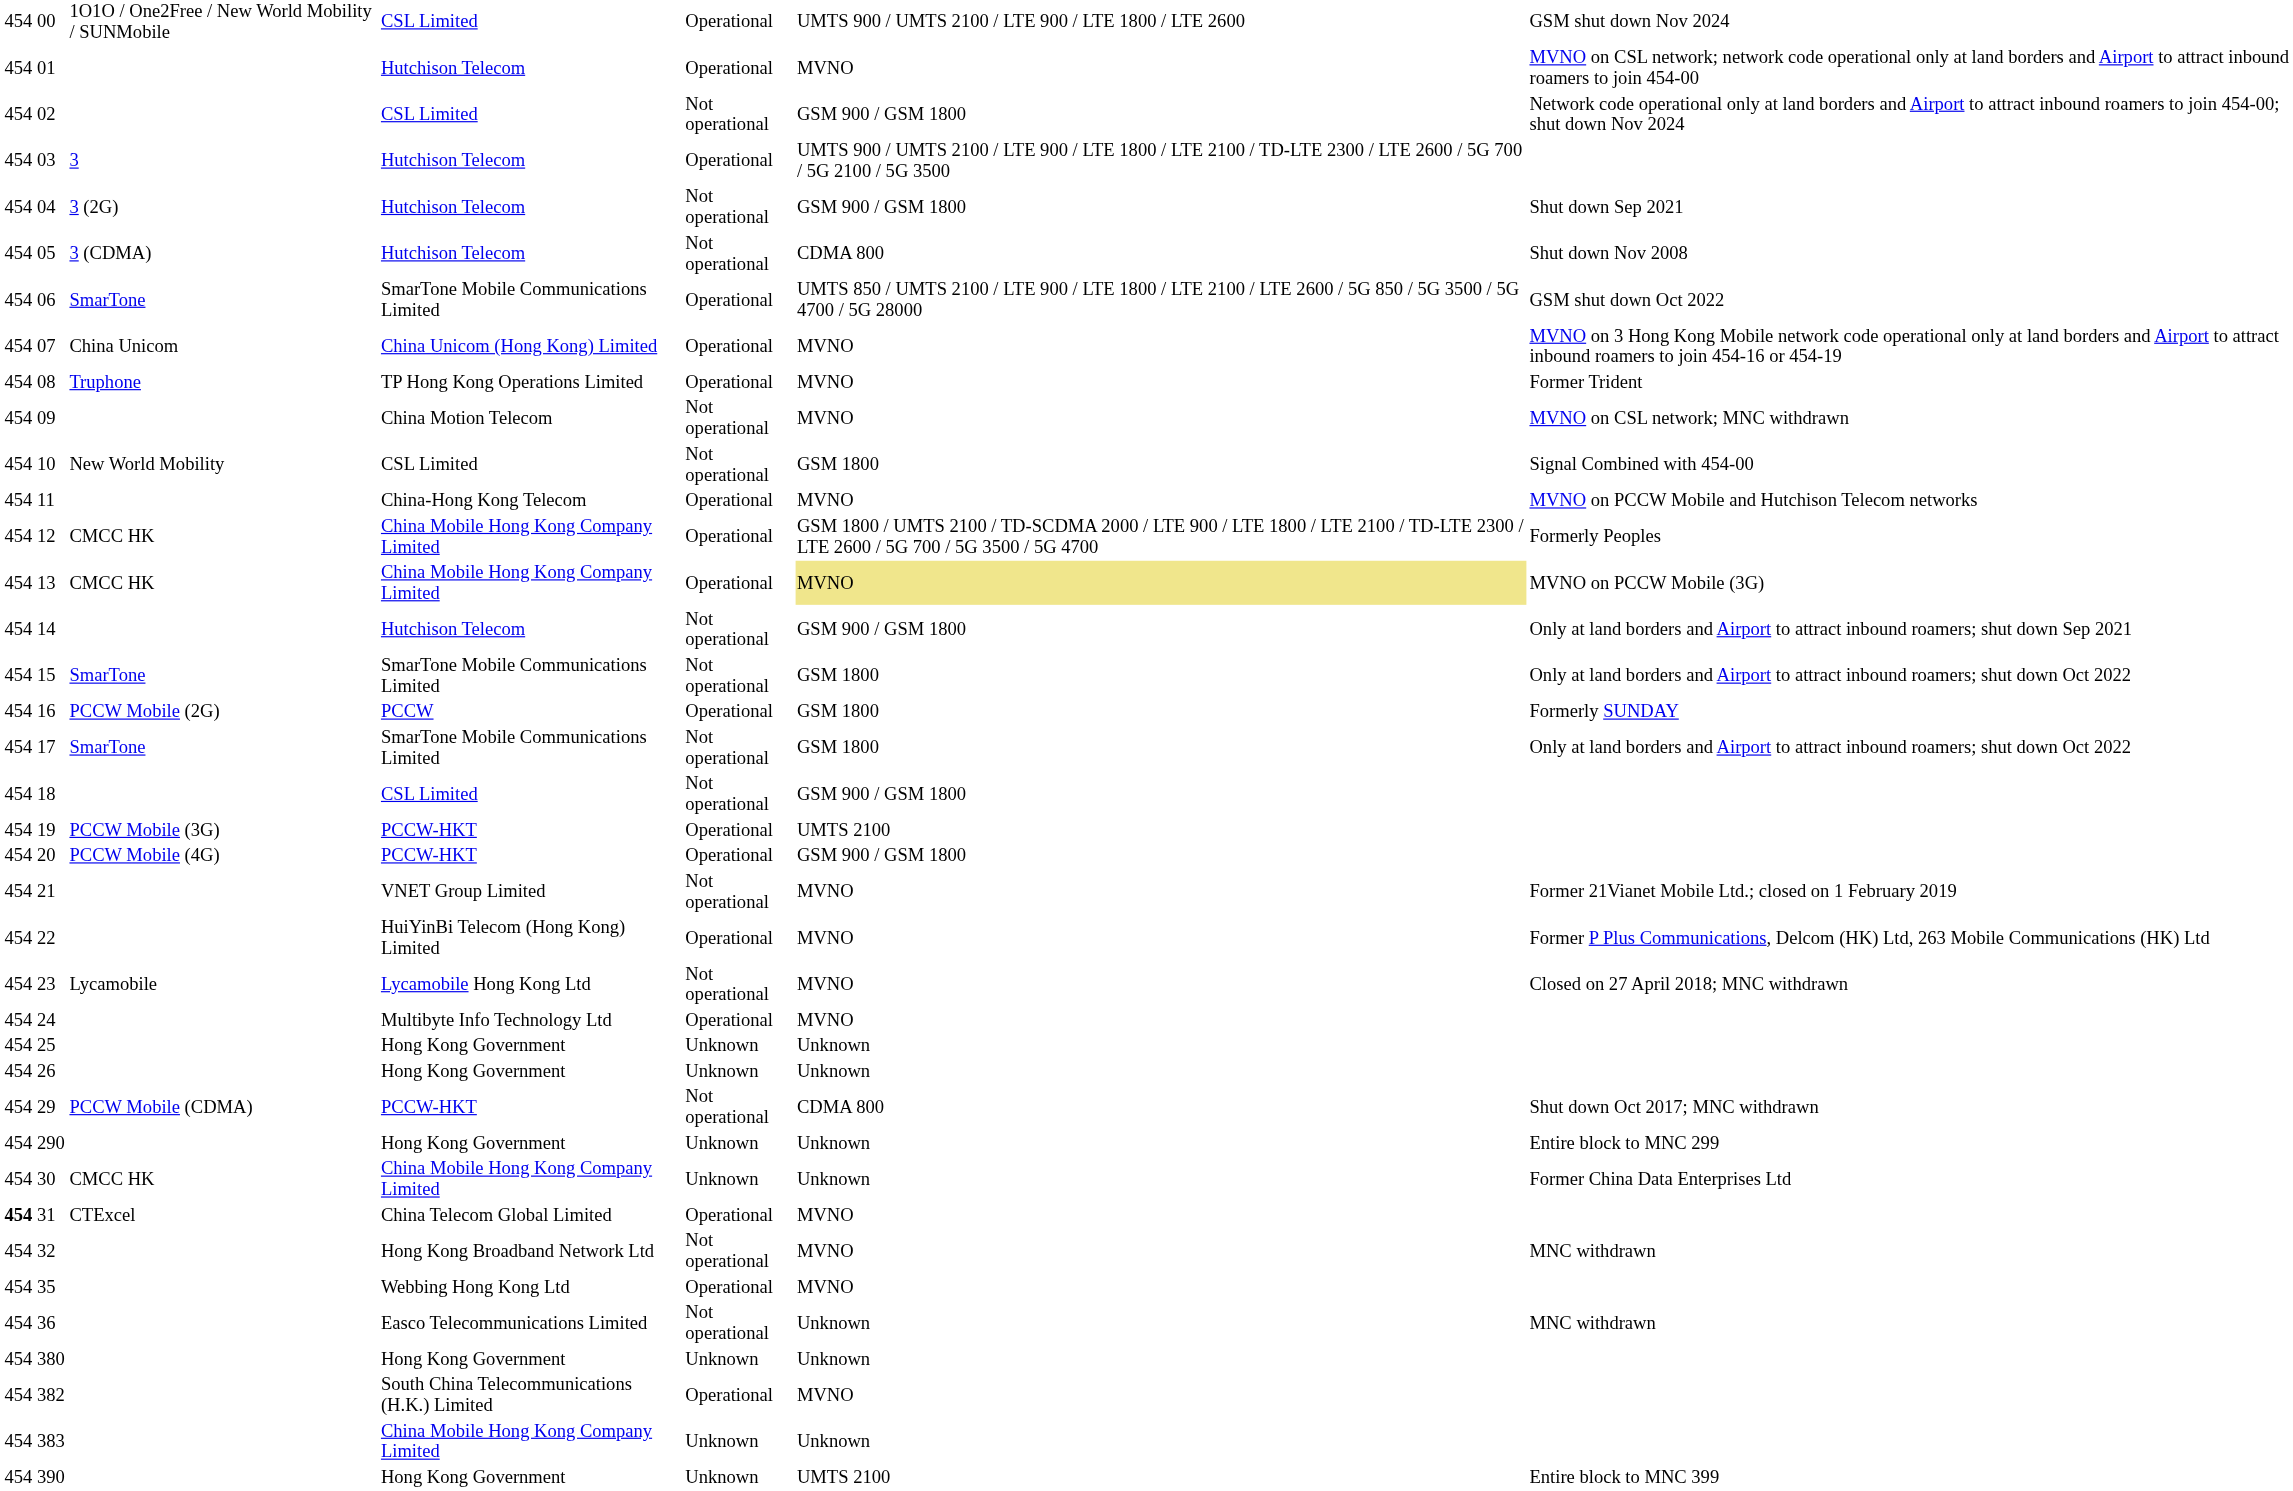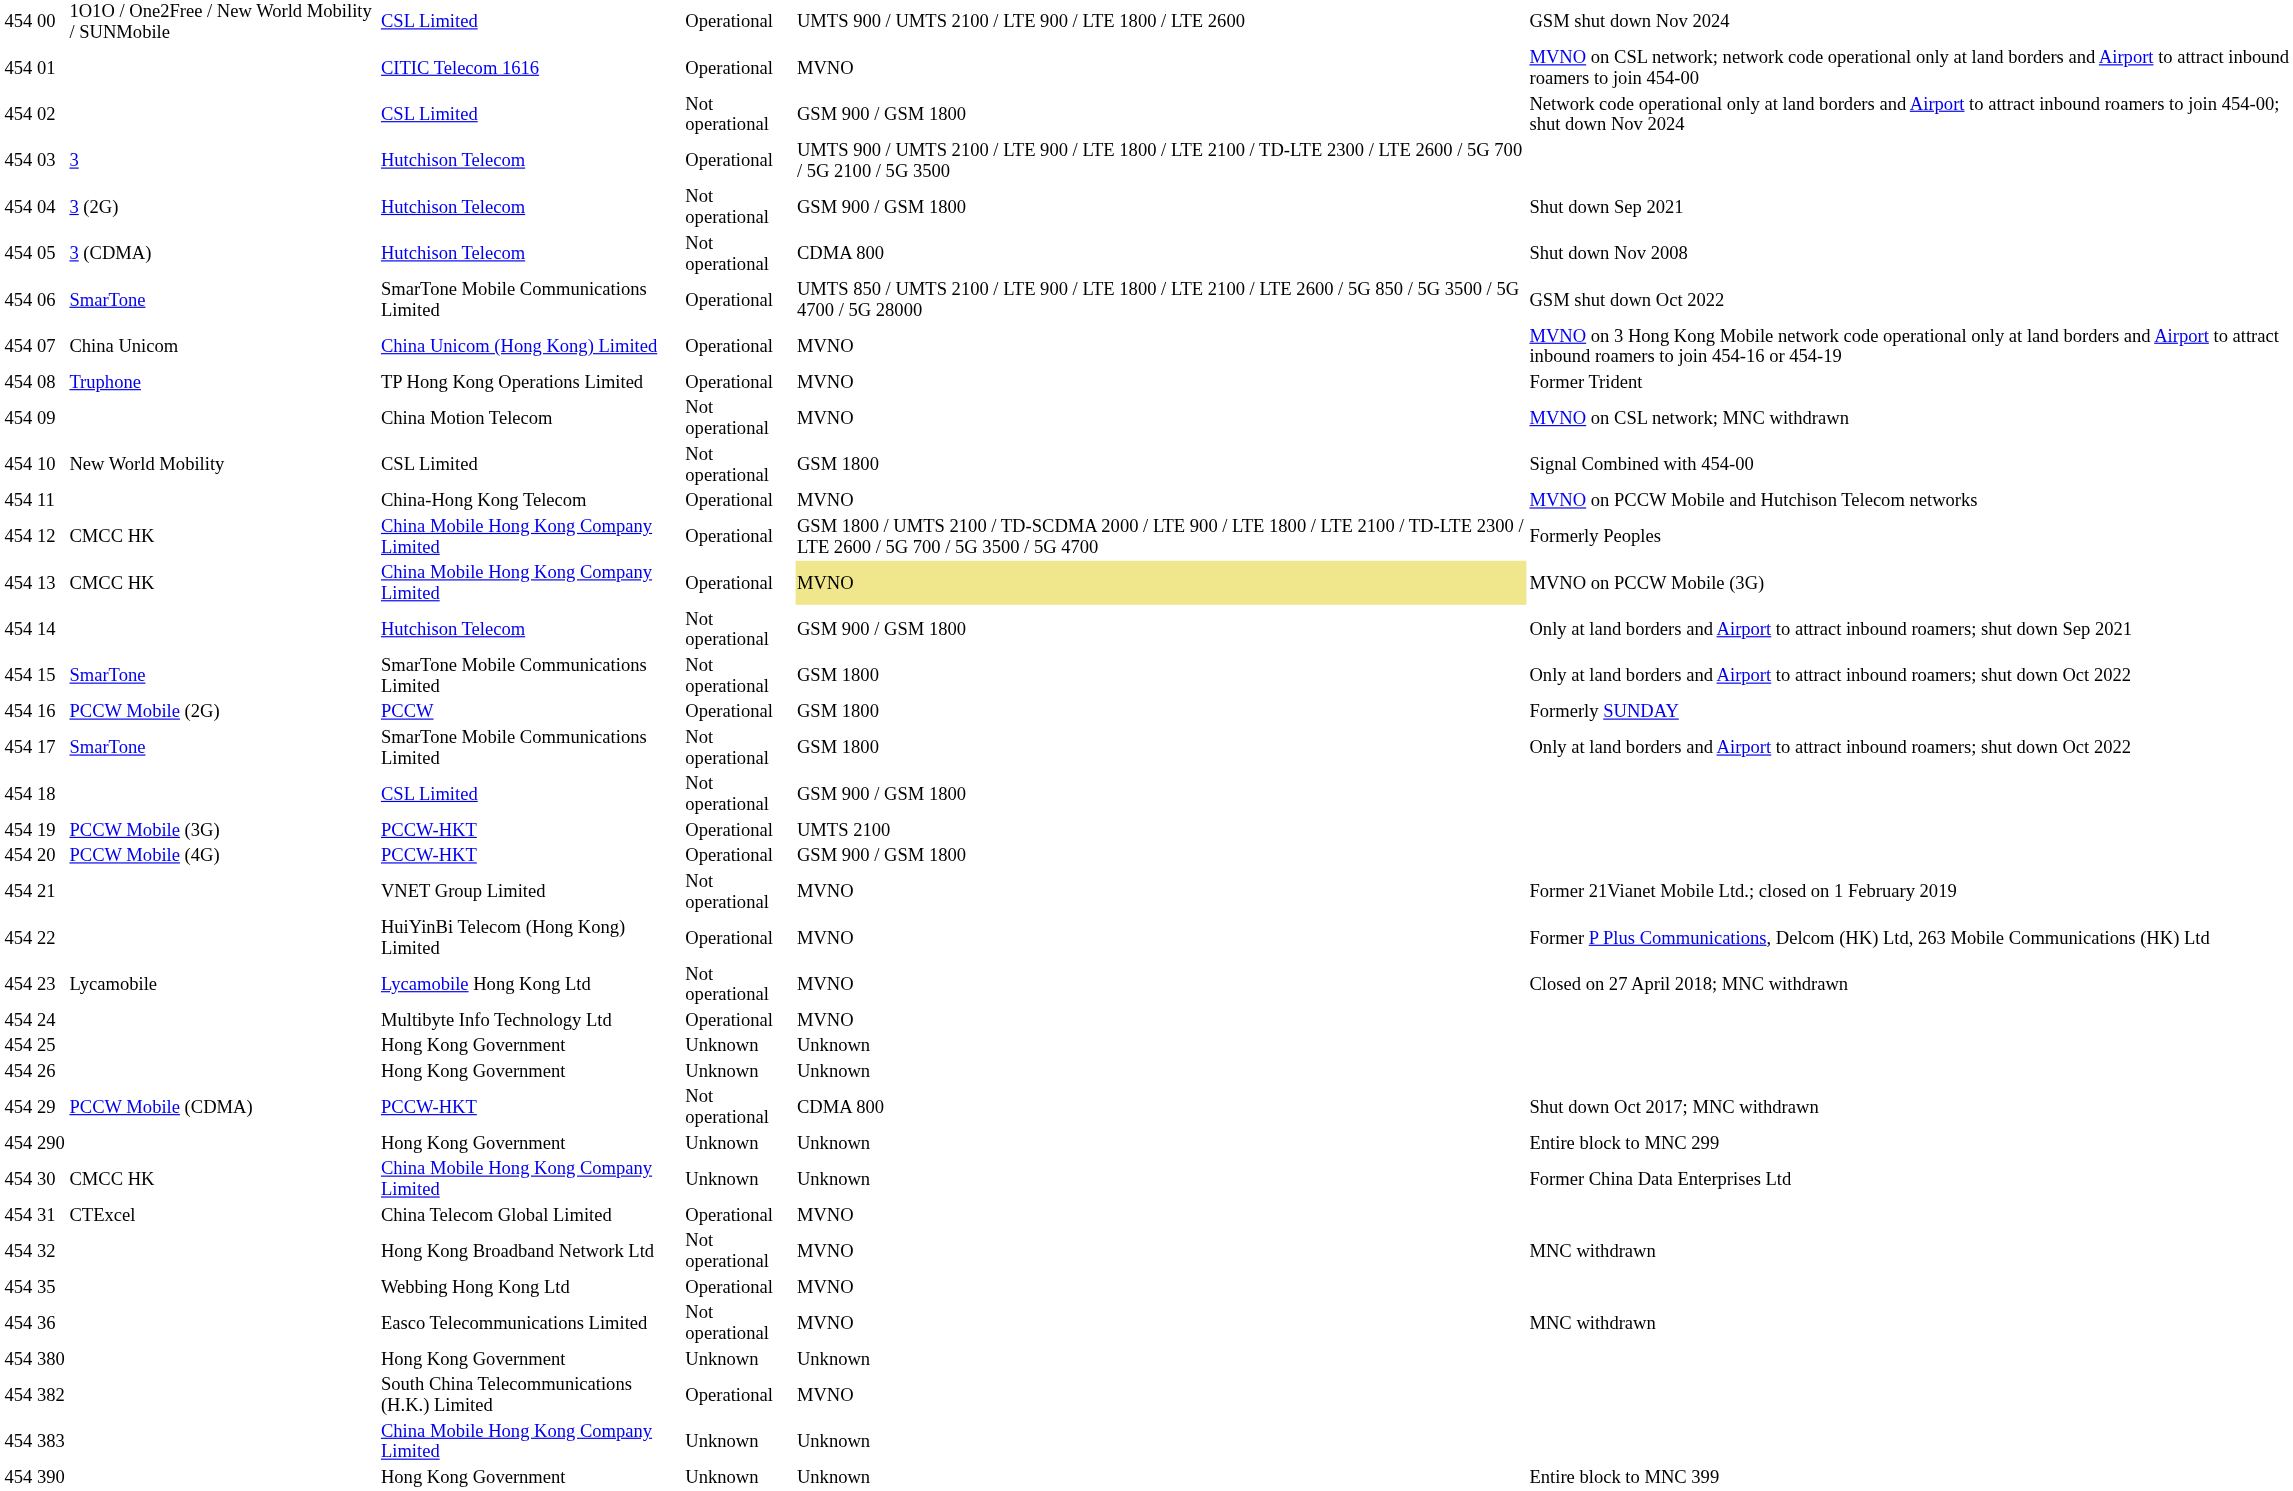(453, 67) Hutchison Telecom -> (460, 67) CITIC Telecom 1616
(18, 1214) bold -> (18, 1214) normal
(834, 1322) Unknown -> (825, 1322) MVNO
(844, 1477) UMTS 2100 -> (834, 1477) Unknown
